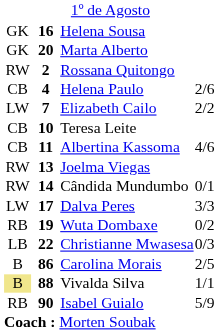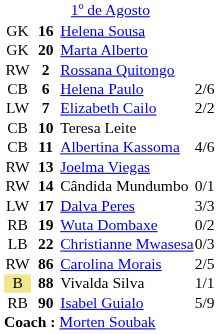(46, 89) 4 -> (46, 89) 6
(18, 264) B -> (18, 264) RW
